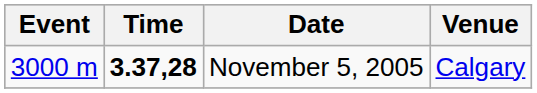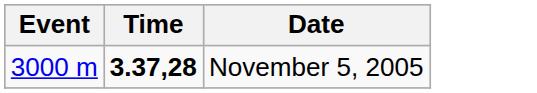- column: (480, 25)
